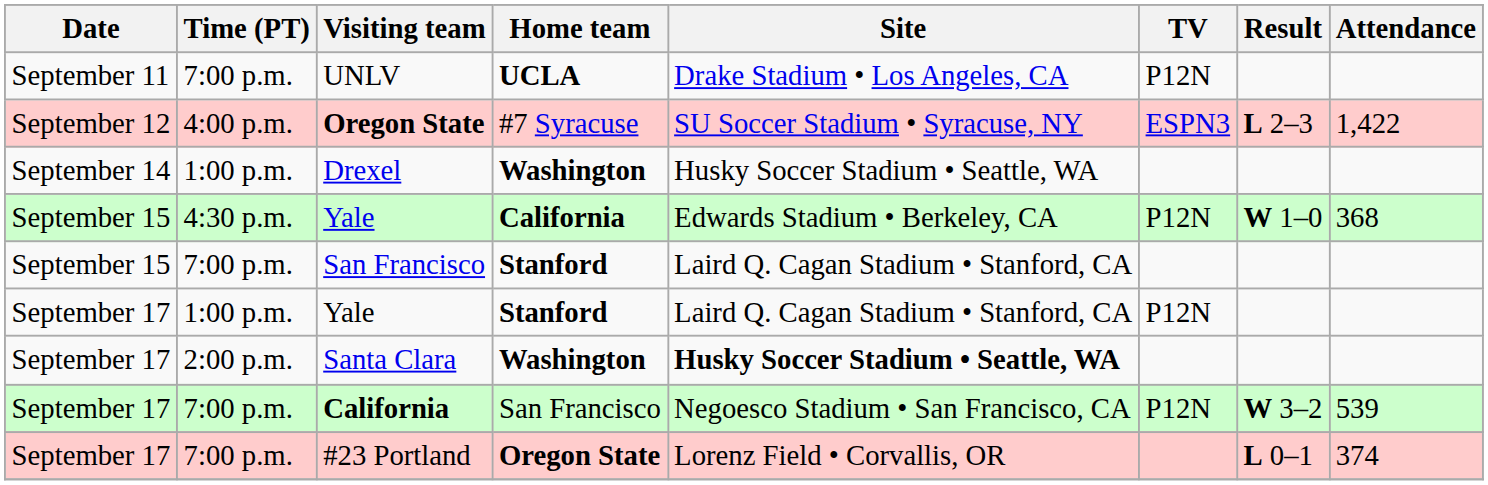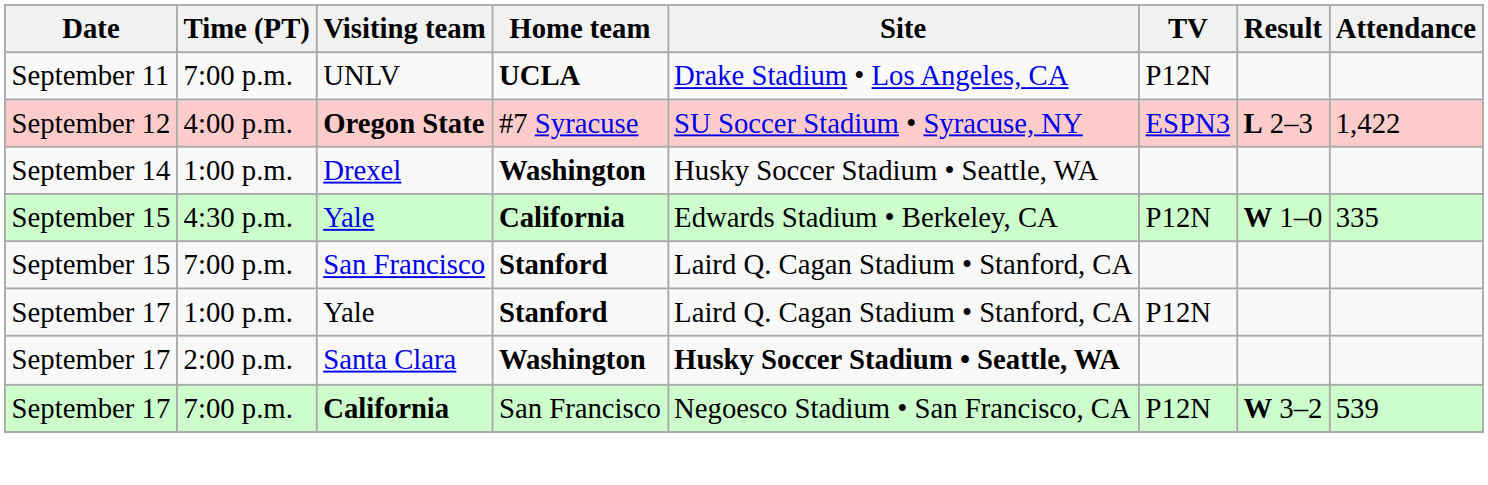(1357, 217) 368 -> (1357, 217) 335
- row: (397, 454)
